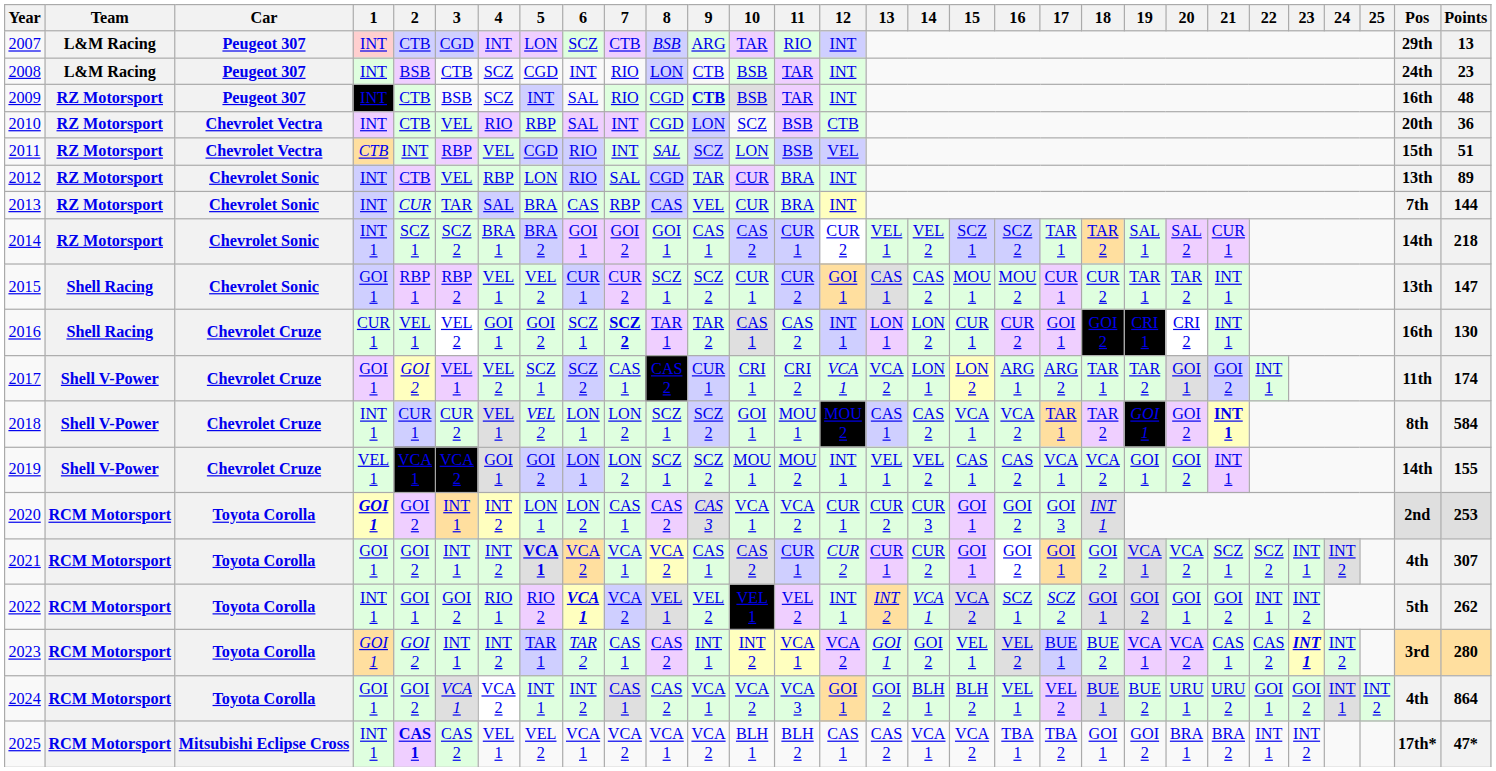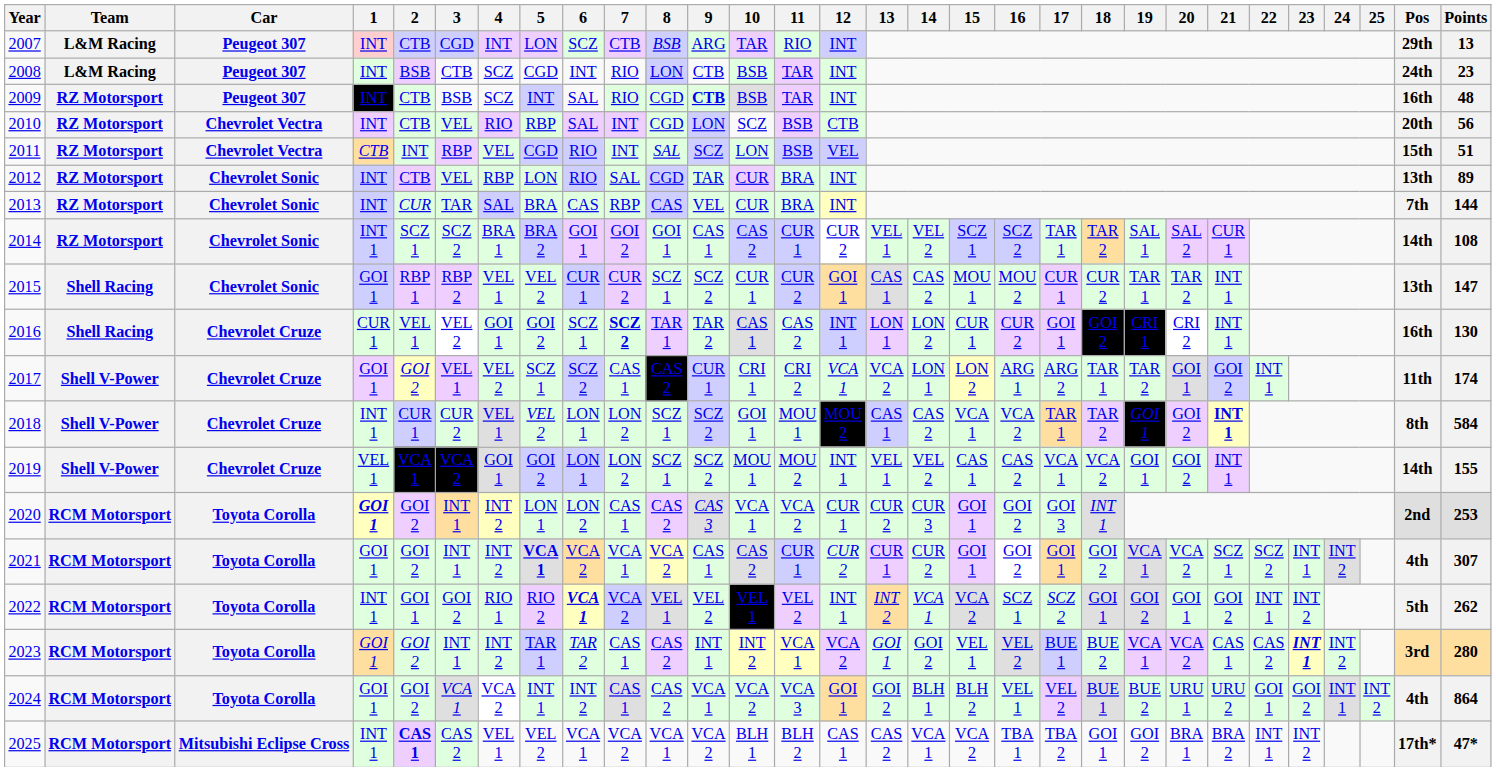(1466, 124) 36 -> (1466, 124) 56
(1466, 240) 218 -> (1466, 240) 108
